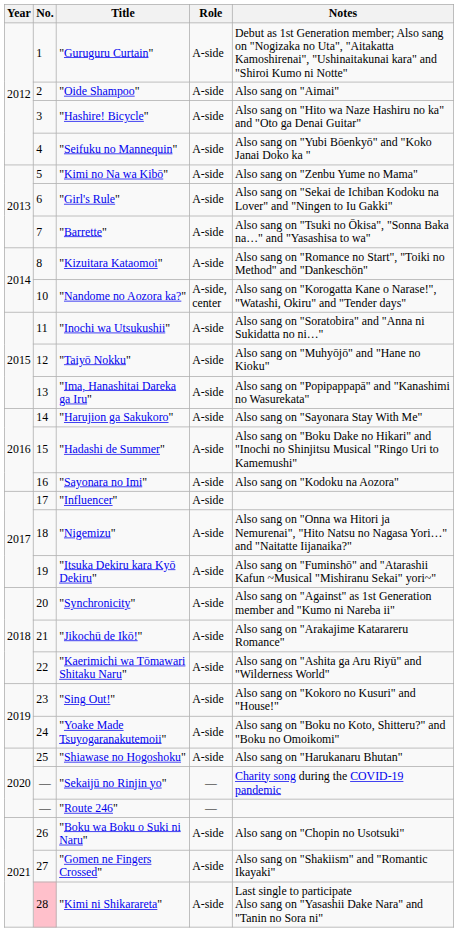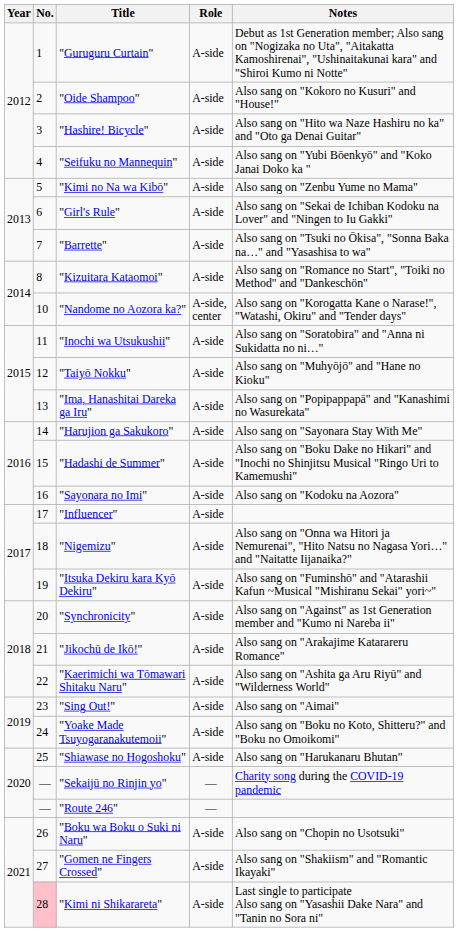(287, 91) Also sang on "Aimai" -> (325, 98) Also sang on "Kokoro no Kusuri" and "House!"
(325, 700) Also sang on "Kokoro no Kusuri" and "House!" -> (287, 706) Also sang on "Aimai"
